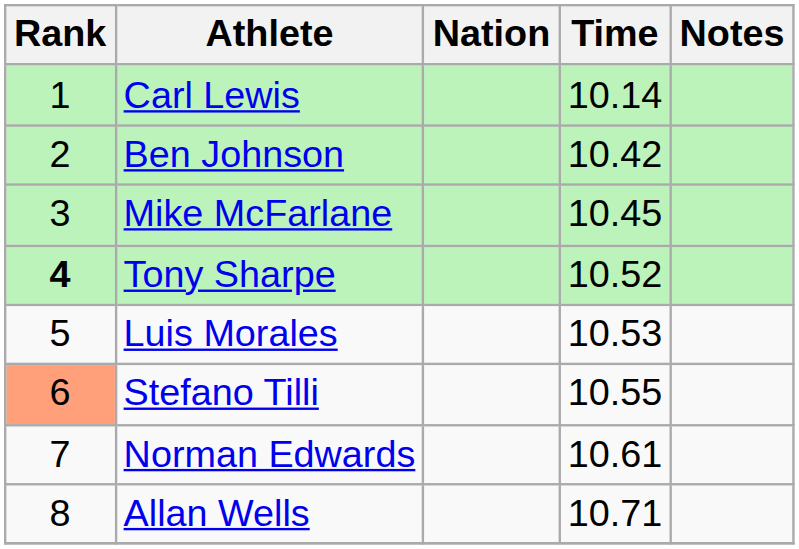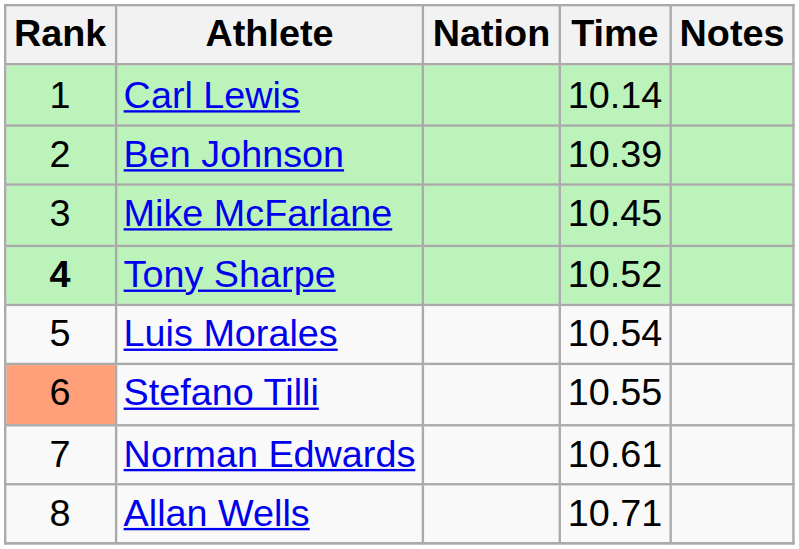(615, 154) 10.42 -> (615, 154) 10.39
(615, 333) 10.53 -> (615, 333) 10.54
